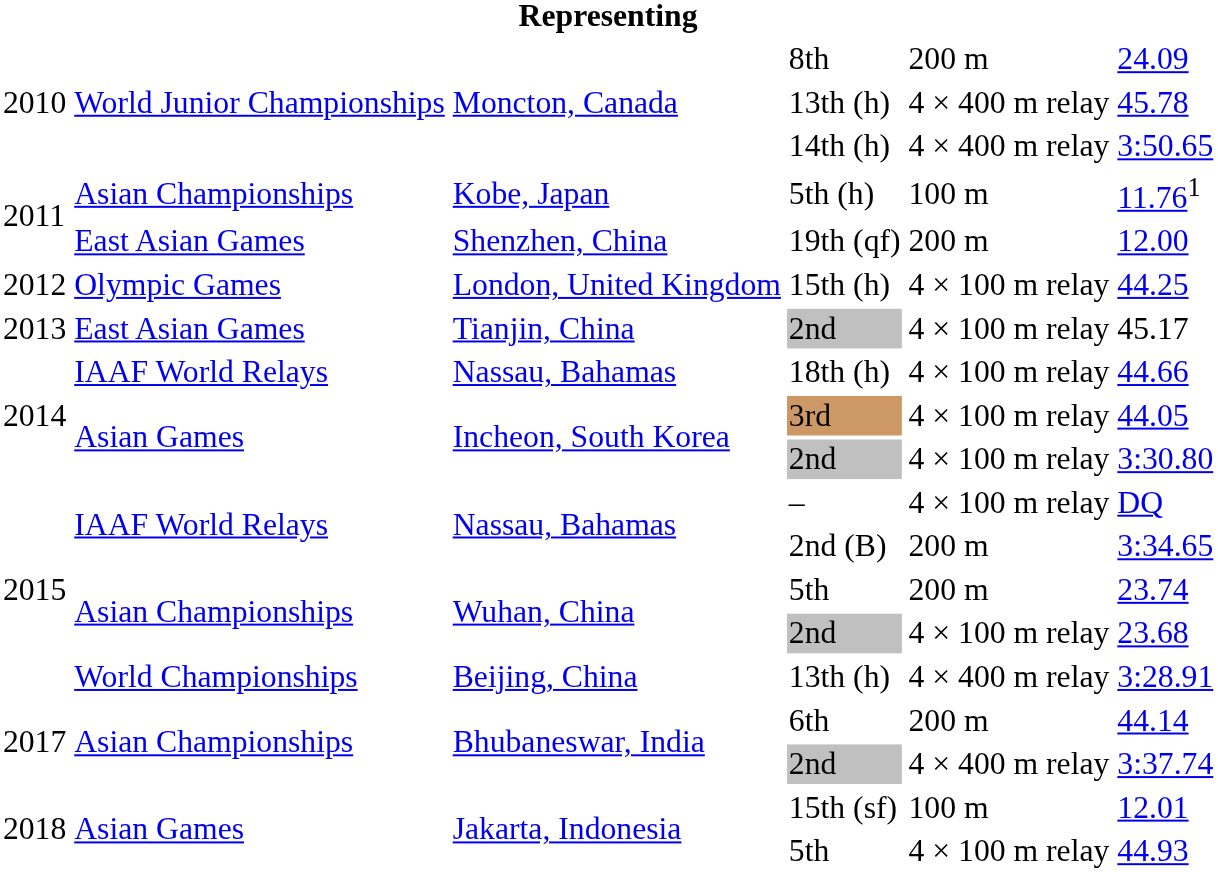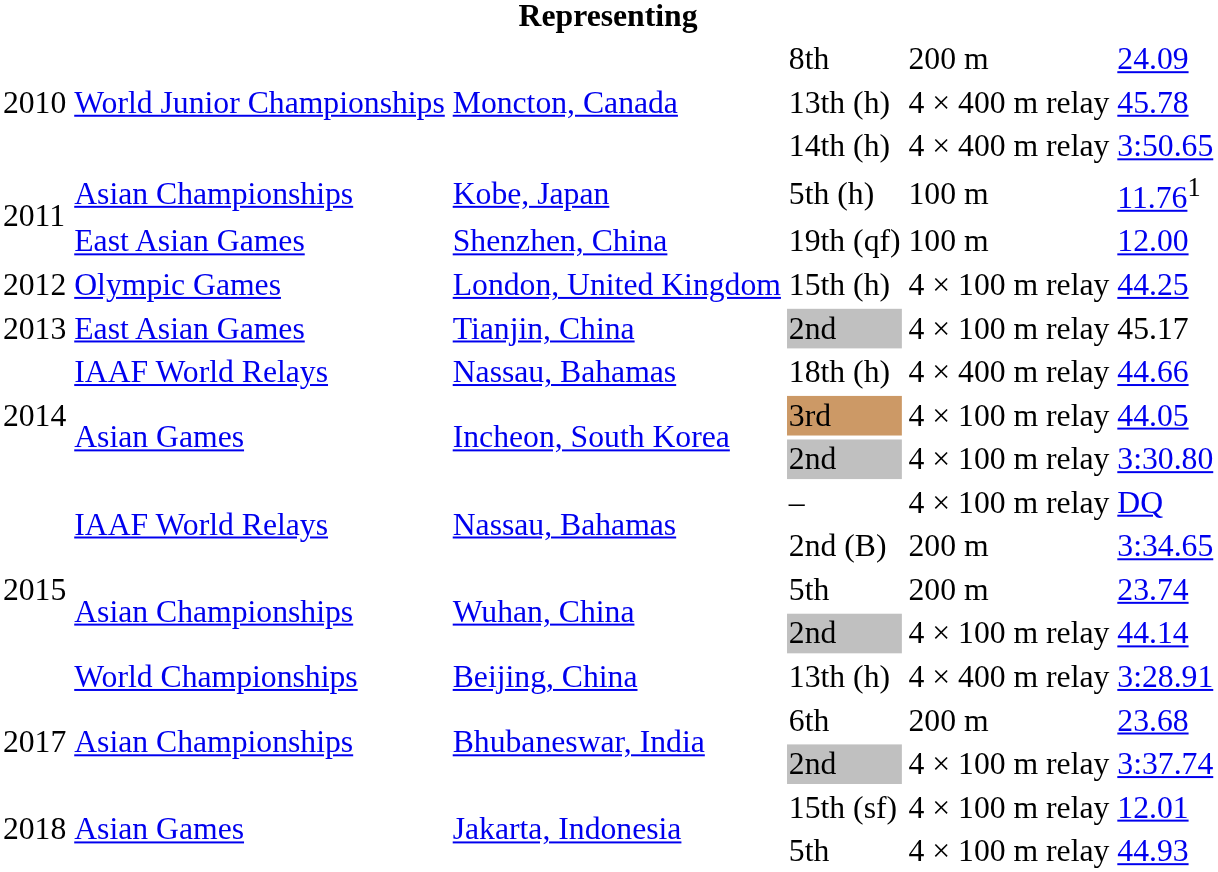(949, 241) 200 m -> (949, 241) 100 m
(1009, 372) 4 × 100 m relay -> (1009, 372) 4 × 400 m relay
(1153, 633) 23.68 -> (1153, 633) 44.14
(1153, 720) 44.14 -> (1153, 720) 23.68
(1009, 764) 4 × 400 m relay -> (1009, 764) 4 × 100 m relay
(949, 807) 100 m -> (1009, 807) 4 × 100 m relay
